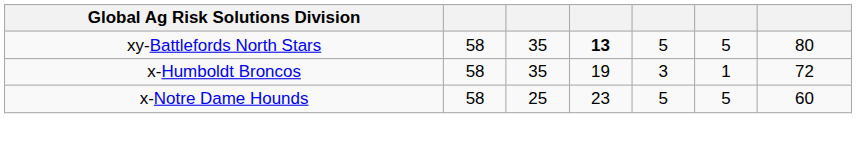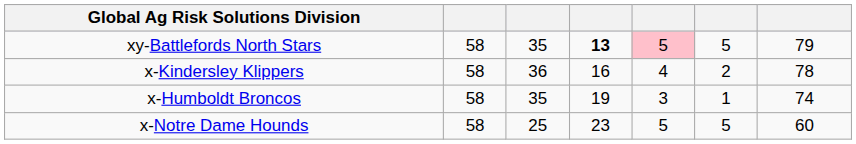(663, 44) no background -> (663, 44) pink background
(804, 44) 80 -> (804, 44) 79
+ row: (224, 71)
(804, 71) 72 -> (804, 98) 74
